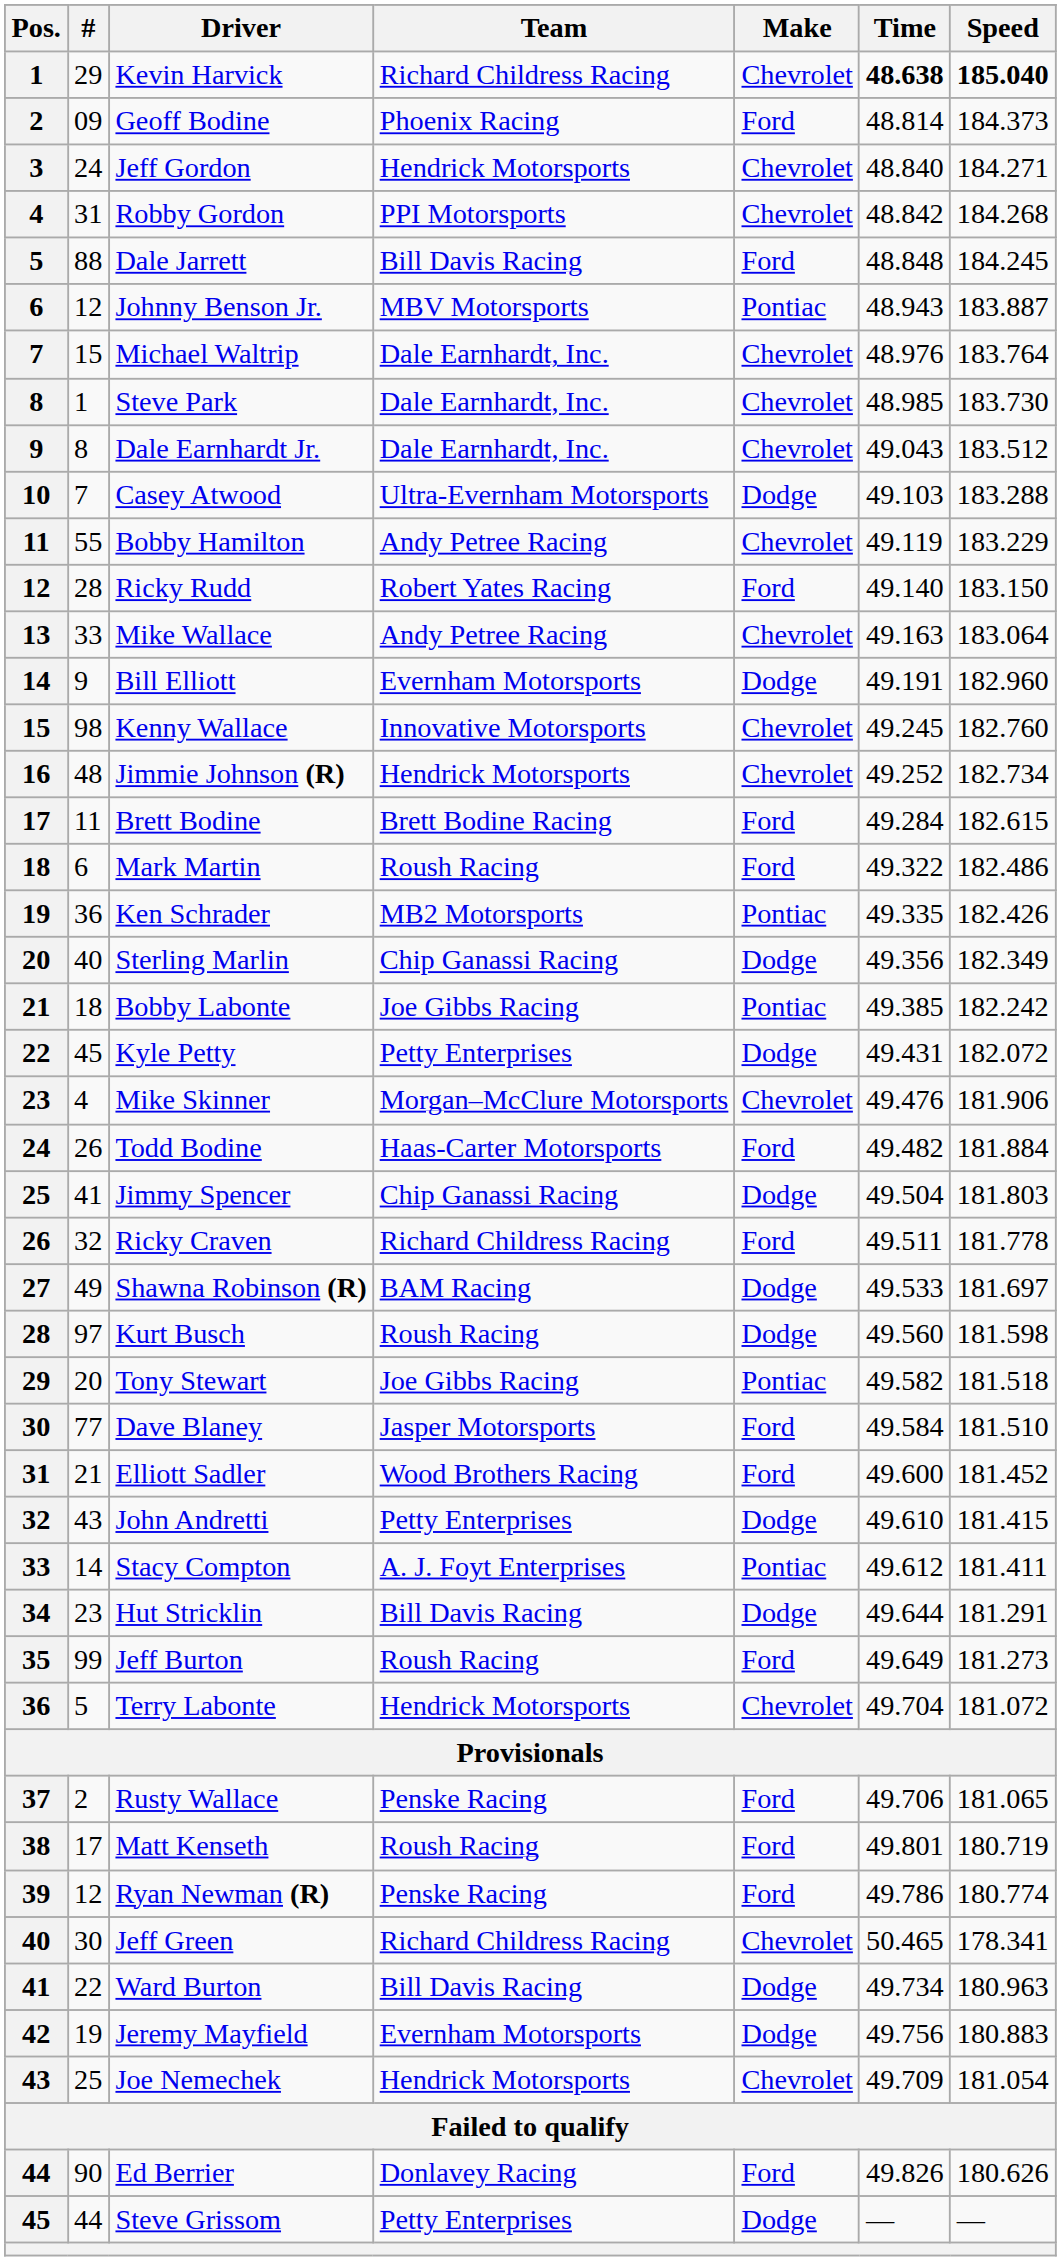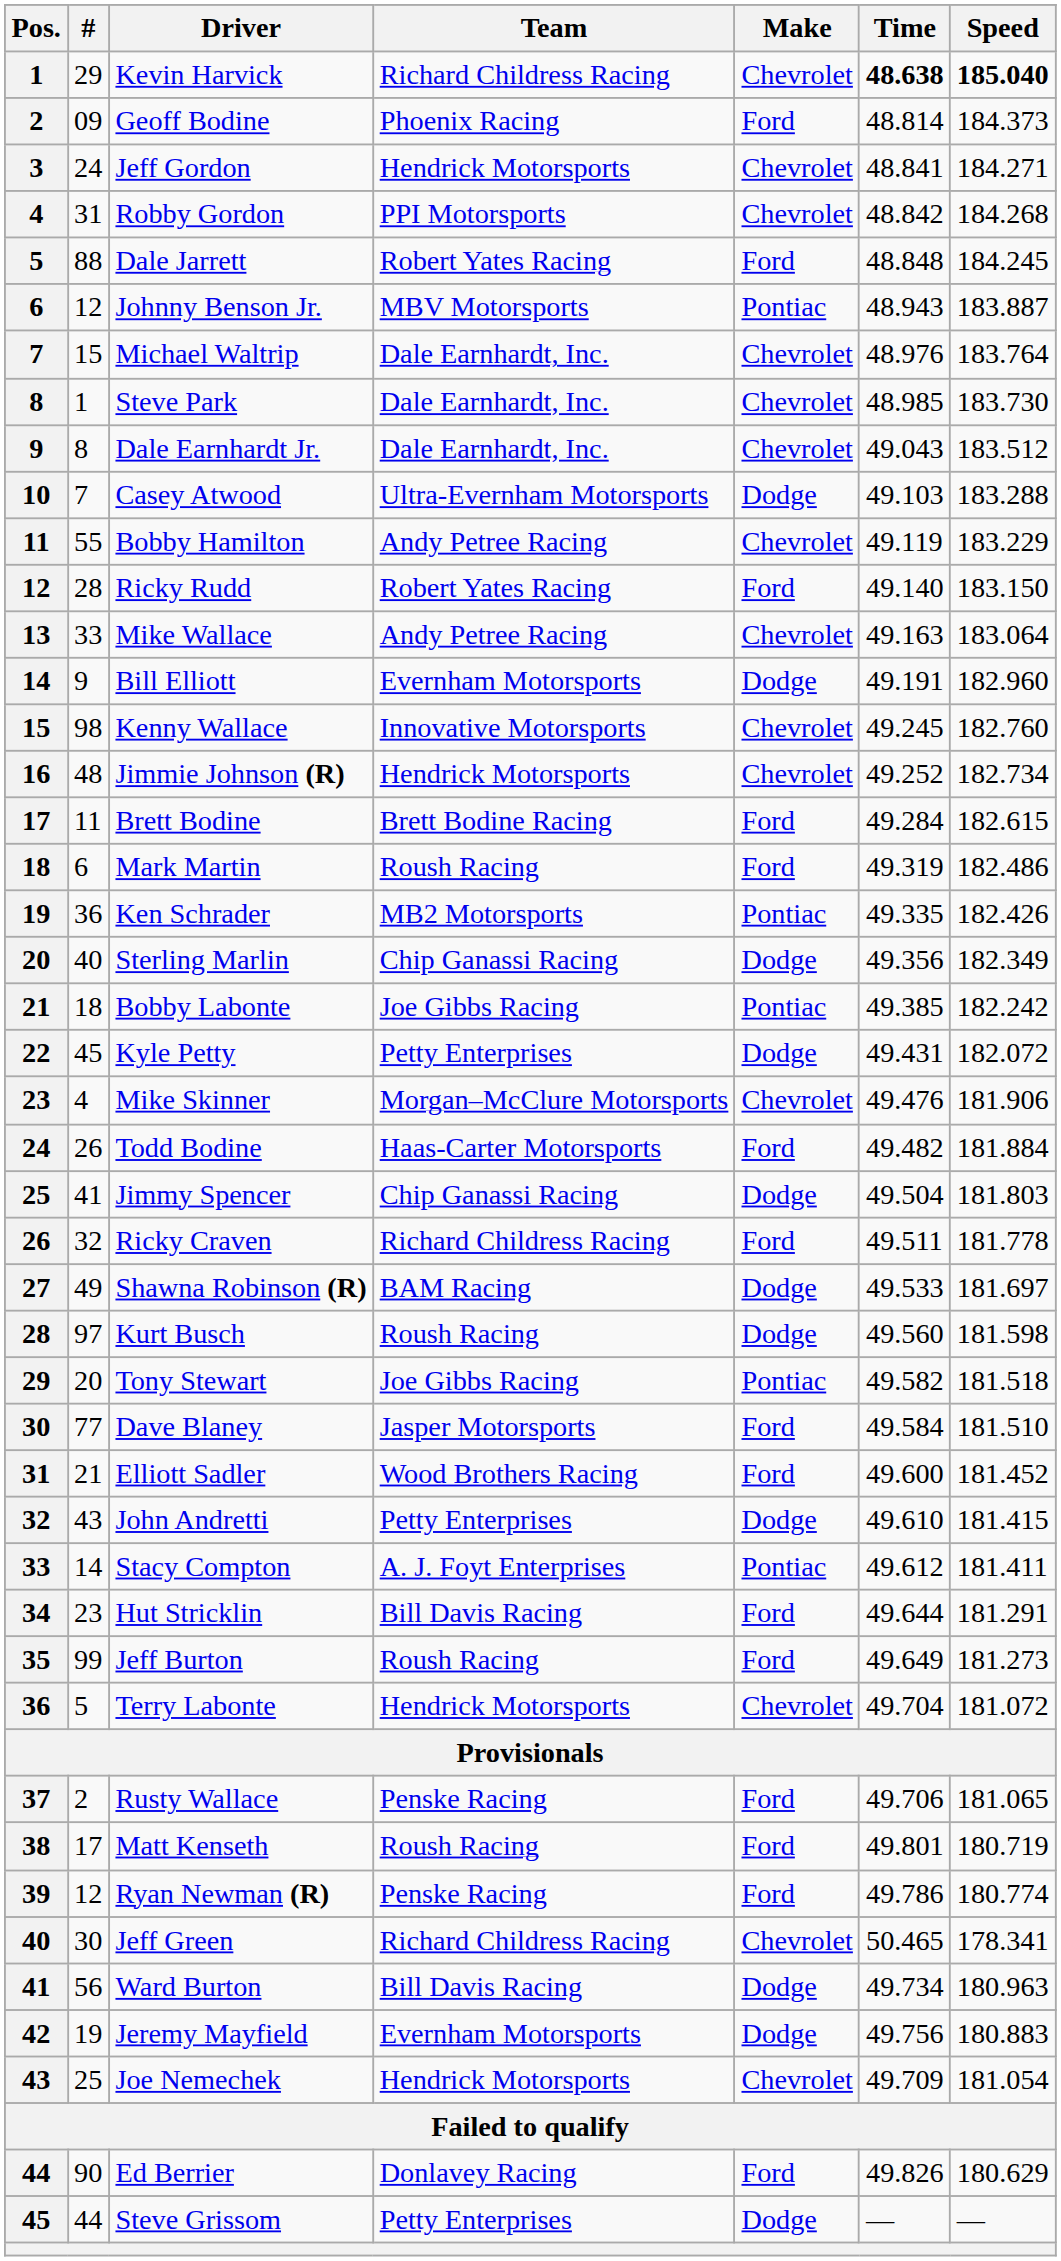(905, 167) 48.840 -> (905, 167) 48.841
(481, 261) Bill Davis Racing -> (495, 261) Robert Yates Racing
(905, 867) 49.322 -> (905, 867) 49.319
(779, 1612) Dodge -> (768, 1612) Ford
(88, 1985) 22 -> (88, 1985) 56
(1003, 2172) 180.626 -> (1003, 2172) 180.629
